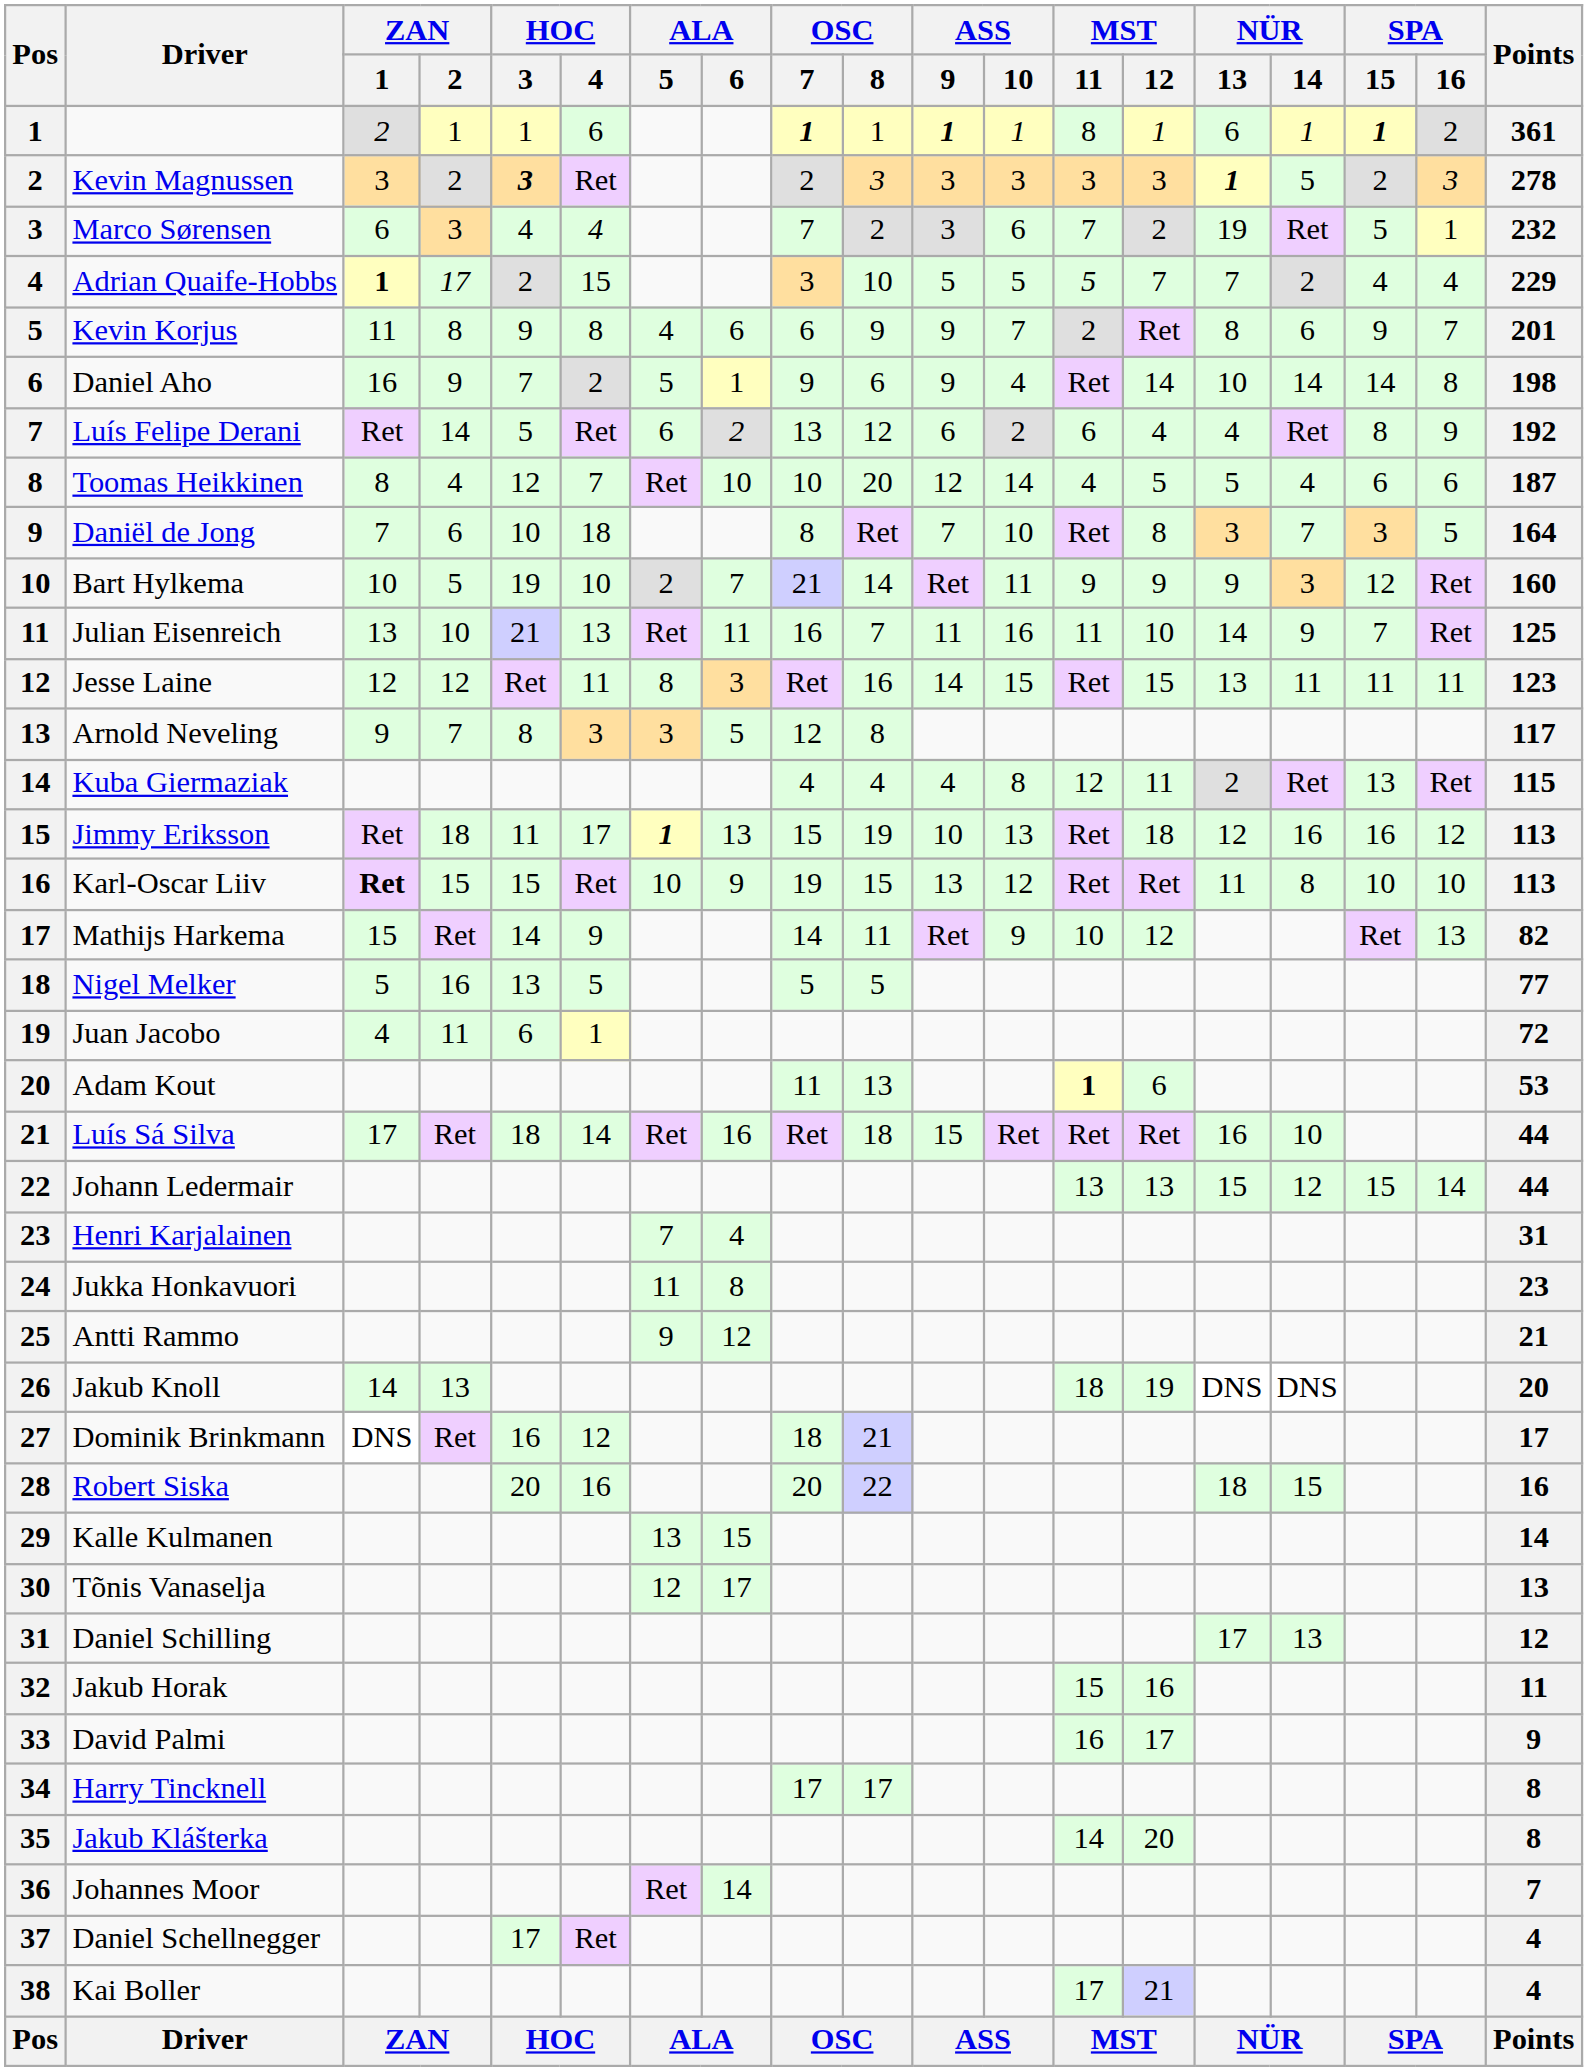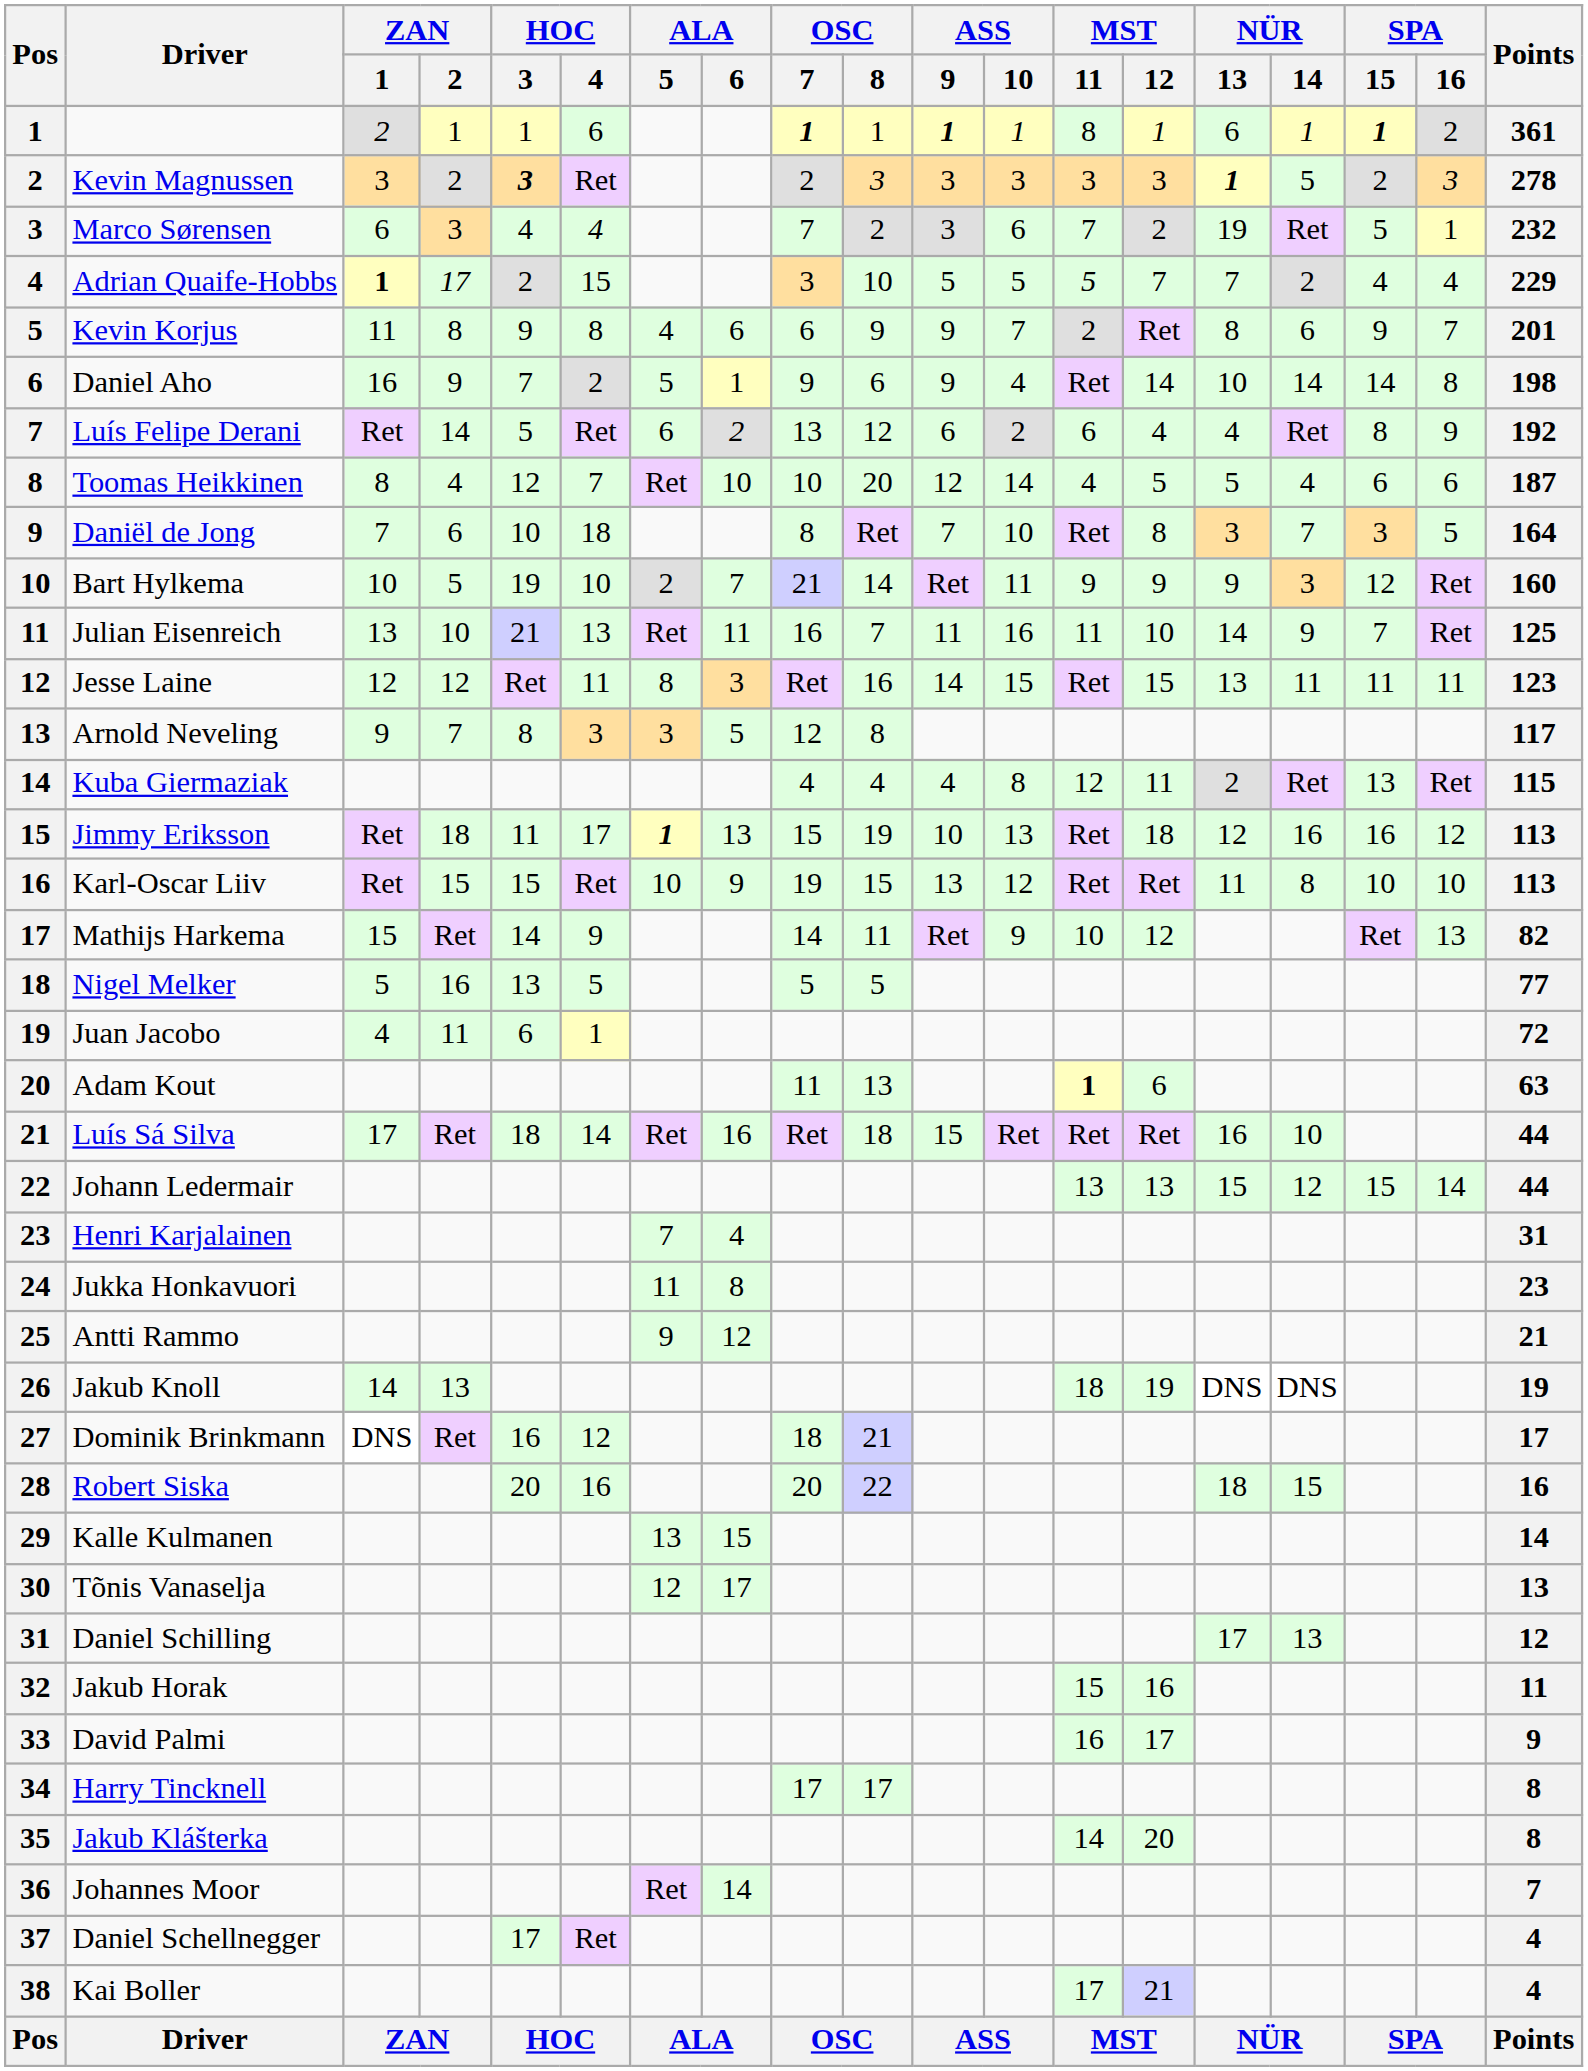(382, 883) bold -> (382, 883) normal
(1534, 1084) 53 -> (1534, 1084) 63
(1534, 1386) 20 -> (1534, 1386) 19
